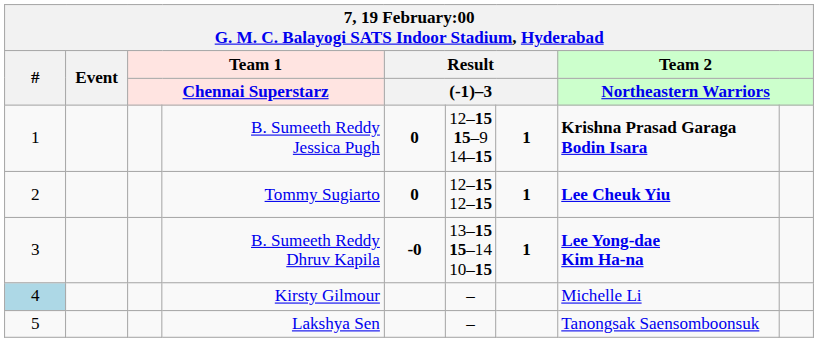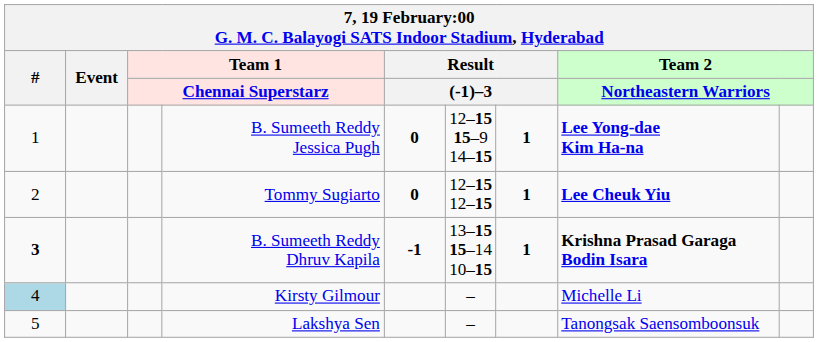(649, 138) Krishna Prasad Garaga Bodin Isara -> (611, 138) Lee Yong-dae Kim Ha-na
(35, 250) normal -> (35, 250) bold
(415, 250) -0 -> (415, 250) -1
(611, 250) Lee Yong-dae Kim Ha-na -> (649, 250) Krishna Prasad Garaga Bodin Isara
